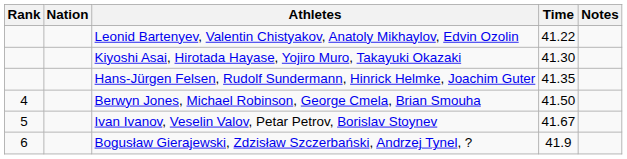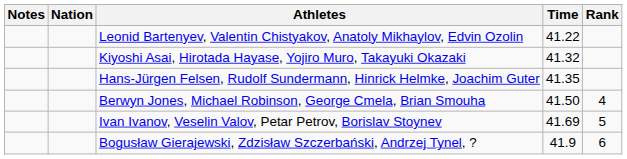columns swapped: (24, 15) <-> (600, 15)
(558, 57) 41.30 -> (563, 57) 41.32
(558, 121) 41.67 -> (563, 121) 41.69
